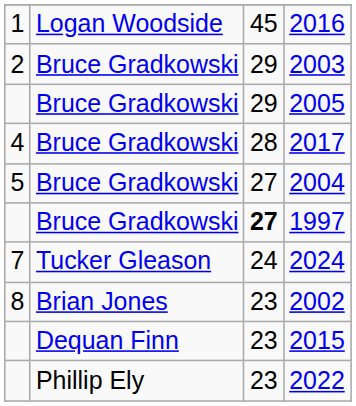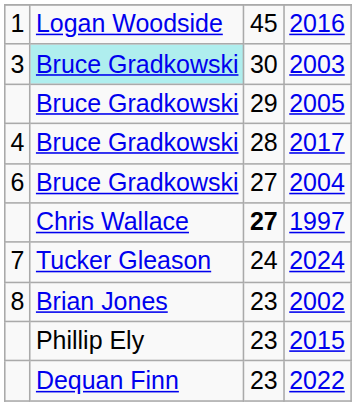(17, 63) 2 -> (17, 63) 3
(137, 63) no background -> (137, 63) paleturquoise background
(264, 63) 29 -> (264, 63) 30
(17, 182) 5 -> (17, 182) 6
(137, 222) Bruce Gradkowski -> (112, 222) Chris Wallace
(107, 340) Dequan Finn -> (90, 340) Phillip Ely
(90, 380) Phillip Ely -> (107, 380) Dequan Finn
